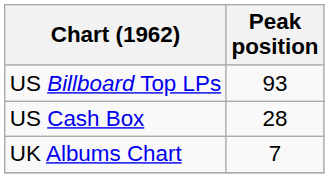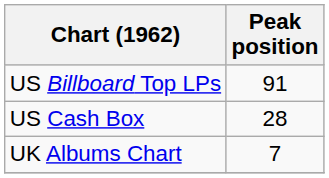(275, 82) 93 -> (275, 82) 91
